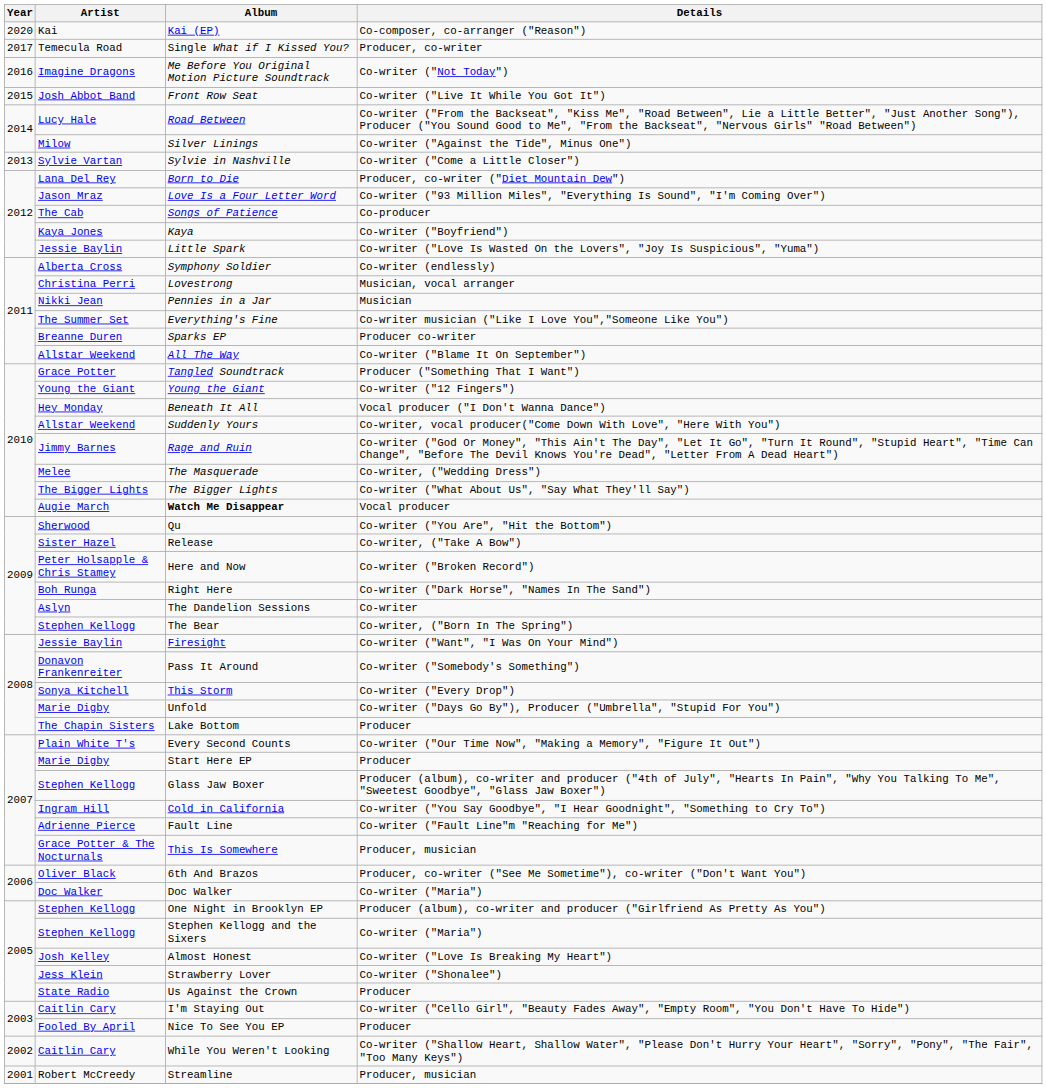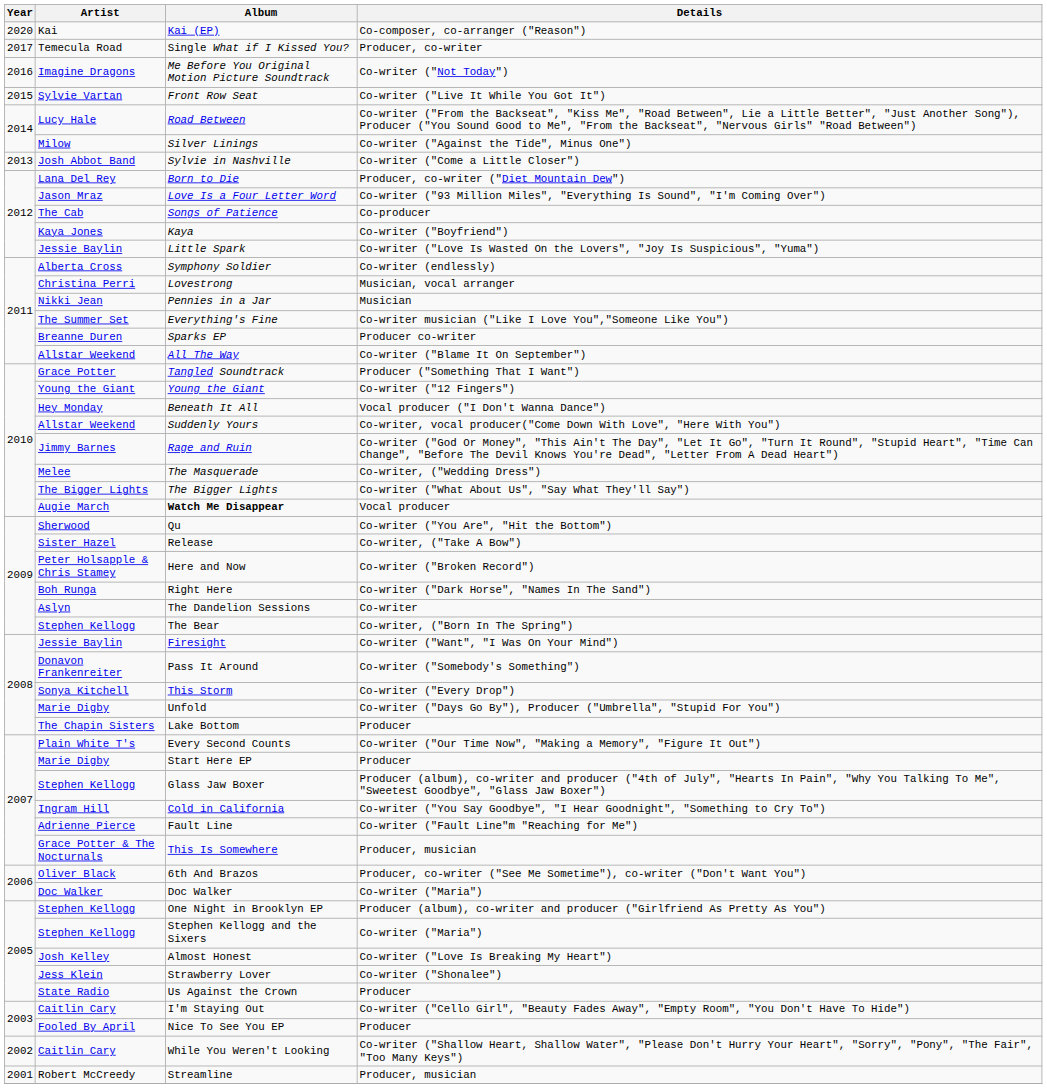(87, 96) Josh Abbot Band -> (80, 96) Sylvie Vartan
(80, 161) Sylvie Vartan -> (87, 161) Josh Abbot Band
